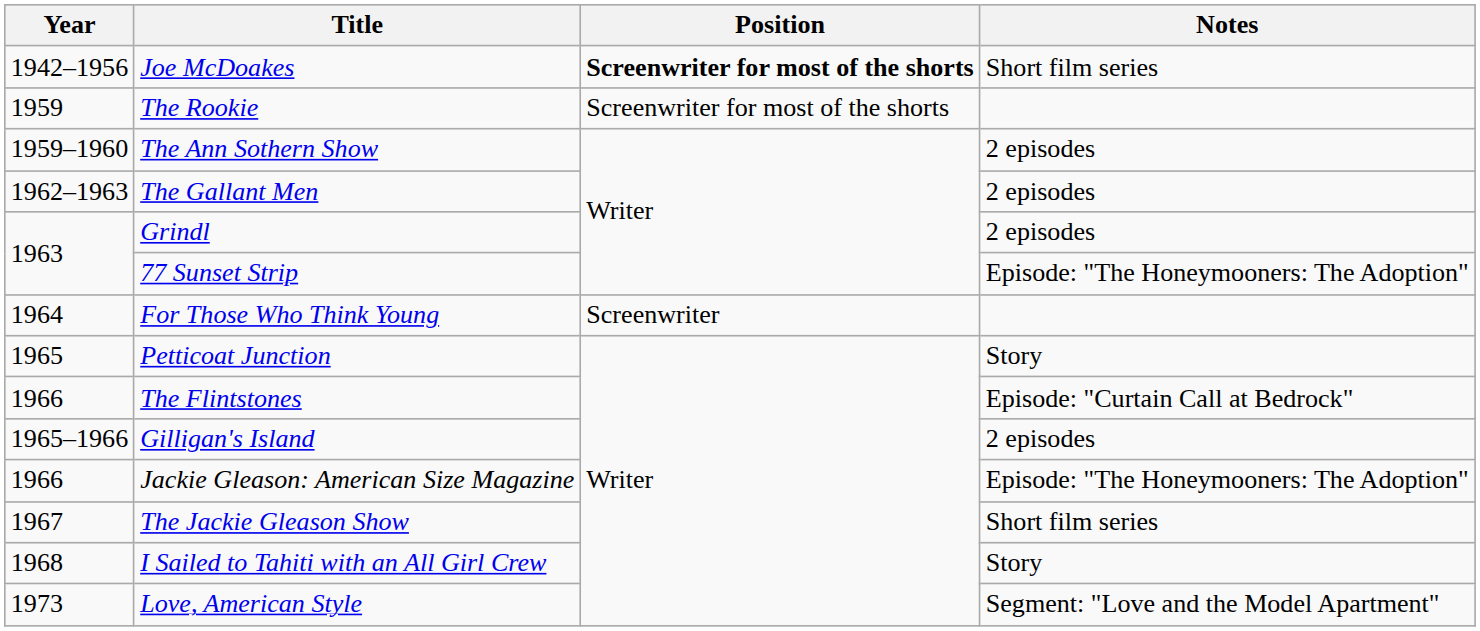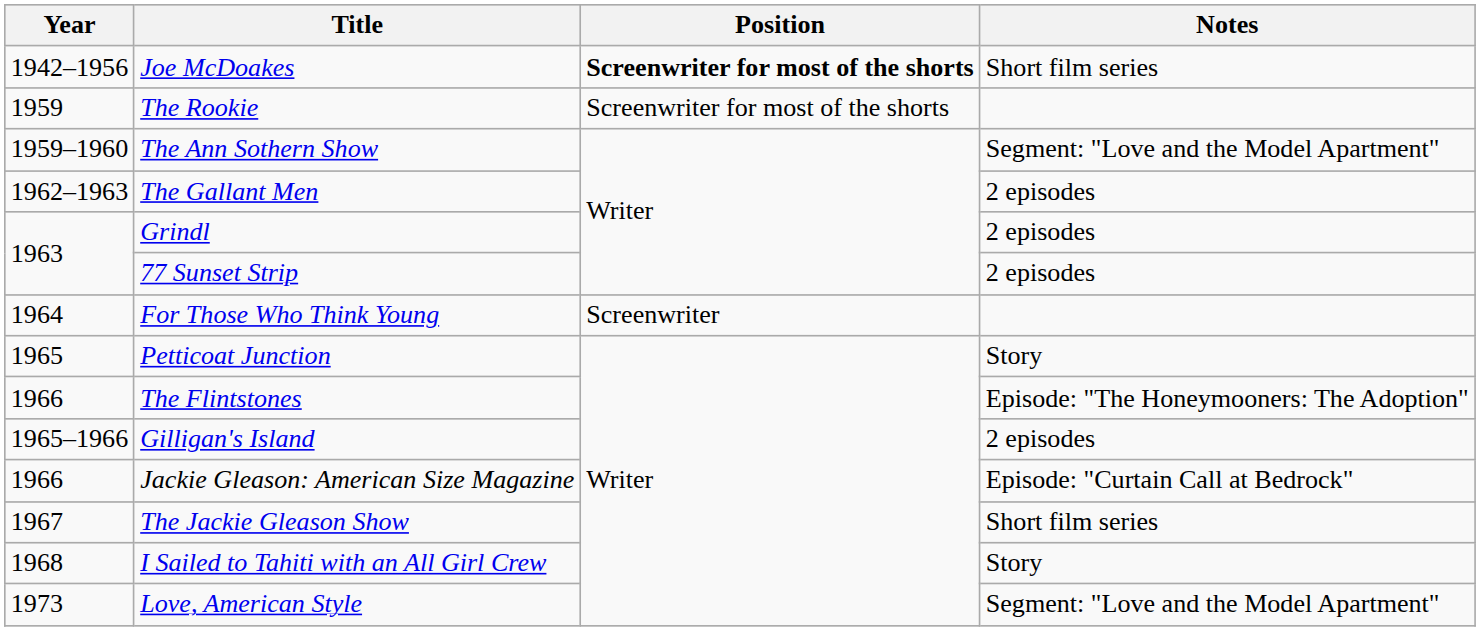(1040, 149) 2 episodes -> (1213, 149) Segment: "Love and the Model Apartment"
(1227, 273) Episode: "The Honeymooners: The Adoption" -> (1040, 273) 2 episodes
(1170, 397) Episode: "Curtain Call at Bedrock" -> (1227, 397) Episode: "The Honeymooners: The Adoption"
(1227, 480) Episode: "The Honeymooners: The Adoption" -> (1170, 480) Episode: "Curtain Call at Bedrock"
